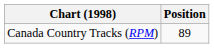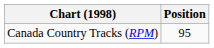(185, 33) 89 -> (185, 33) 95
